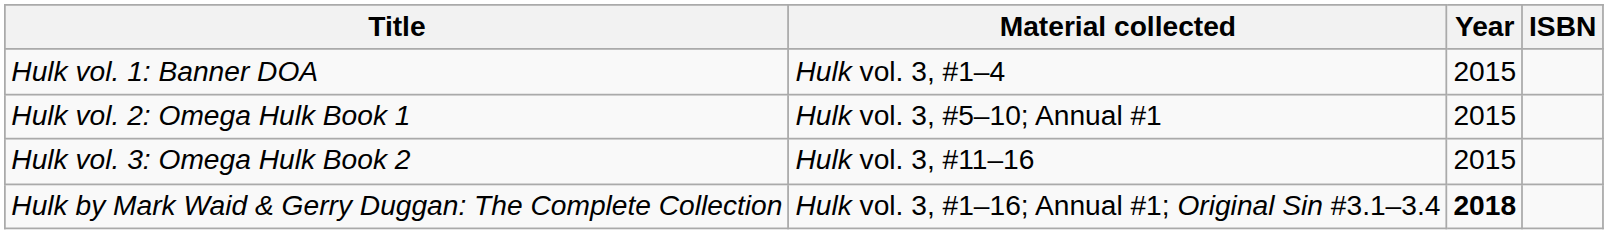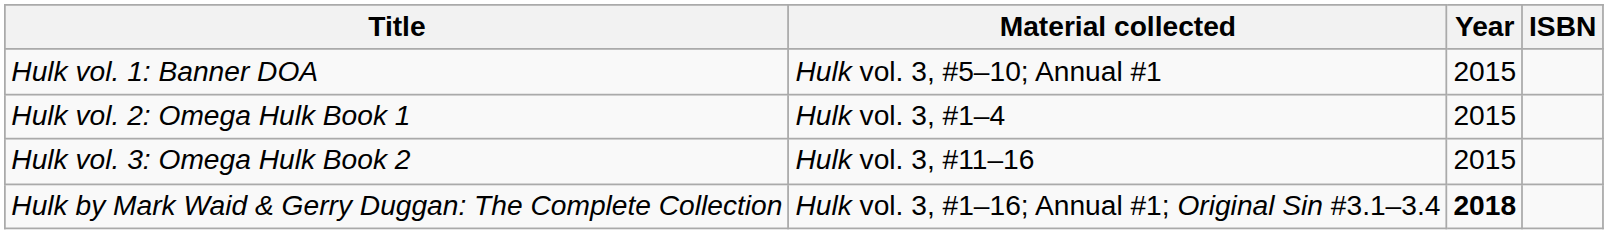(900, 71) Hulk vol. 3, #1–4 -> (979, 71) Hulk vol. 3, #5–10; Annual #1
(979, 116) Hulk vol. 3, #5–10; Annual #1 -> (900, 116) Hulk vol. 3, #1–4
